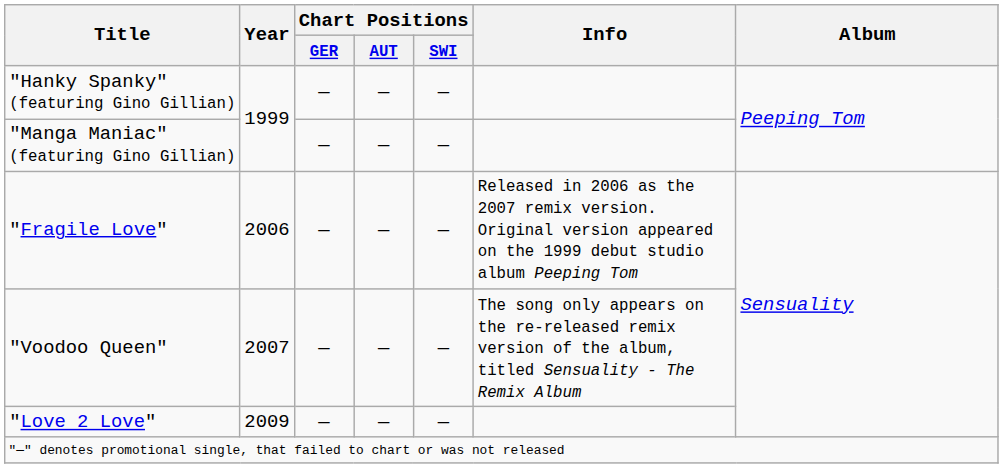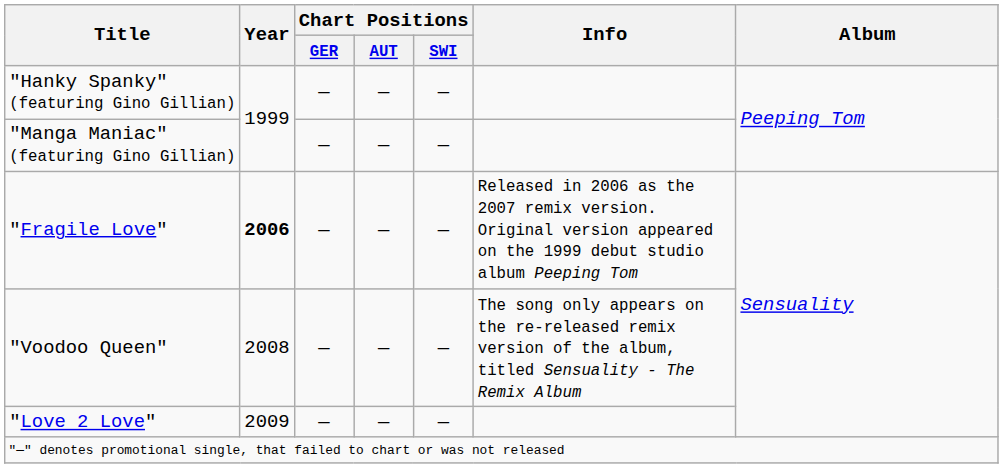(267, 230) normal -> (267, 230) bold
(267, 348) 2007 -> (267, 348) 2008
